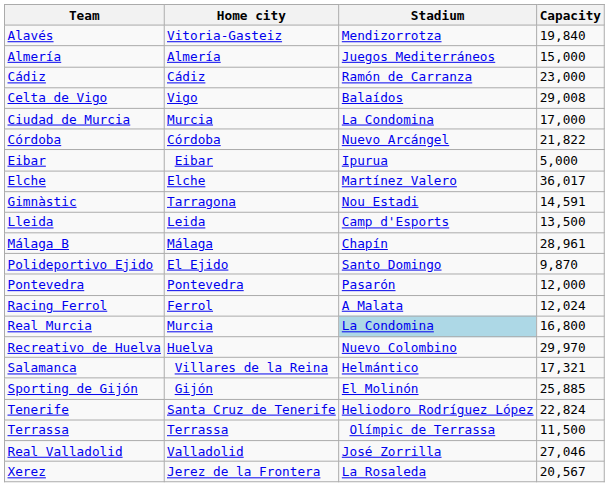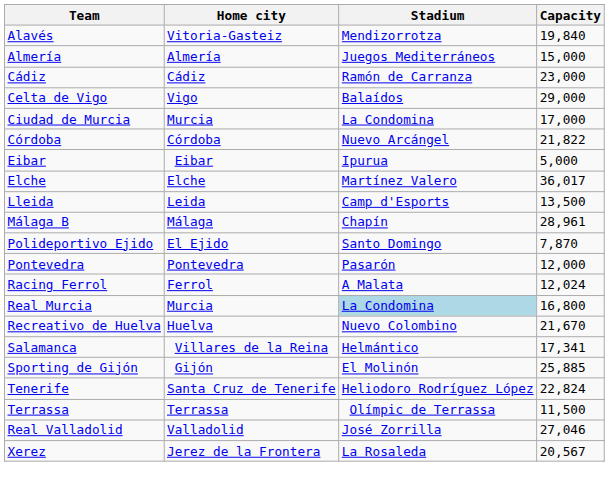(563, 98) 29,008 -> (563, 98) 29,000
- row: (42, 202)
(559, 264) 9,870 -> (559, 243) 7,870
(563, 347) 29,970 -> (563, 326) 21,670
(563, 368) 17,321 -> (563, 347) 17,341
